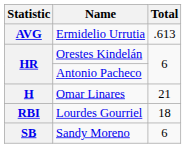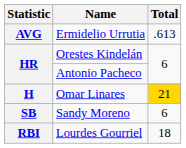(164, 93) no background -> (164, 93) gold background
rows swapped: (99, 113) <-> (93, 133)
